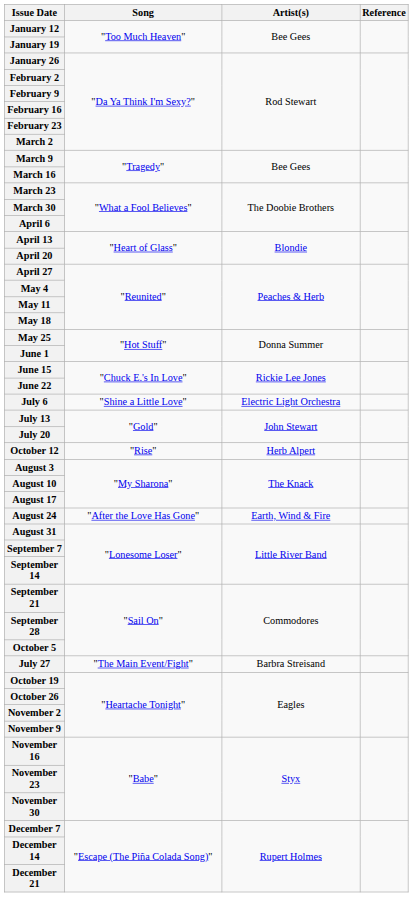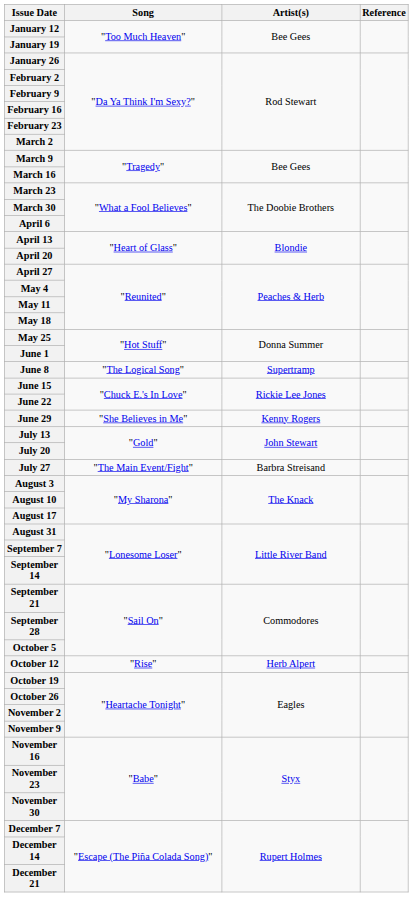+ row: (34, 369)
+ row: (34, 418)
- row: (34, 402)
rows swapped: (34, 664) <-> (34, 451)
- row: (34, 516)
